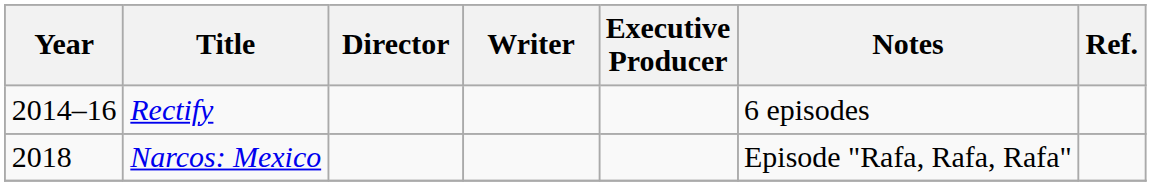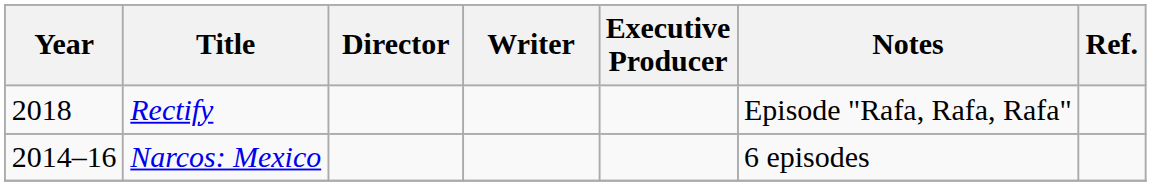(64, 109) 2014–16 -> (42, 109) 2018
(807, 109) 6 episodes -> (908, 109) Episode "Rafa, Rafa, Rafa"
(42, 156) 2018 -> (64, 156) 2014–16
(908, 156) Episode "Rafa, Rafa, Rafa" -> (807, 156) 6 episodes
